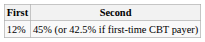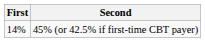(16, 29) 12% -> (16, 29) 14%
